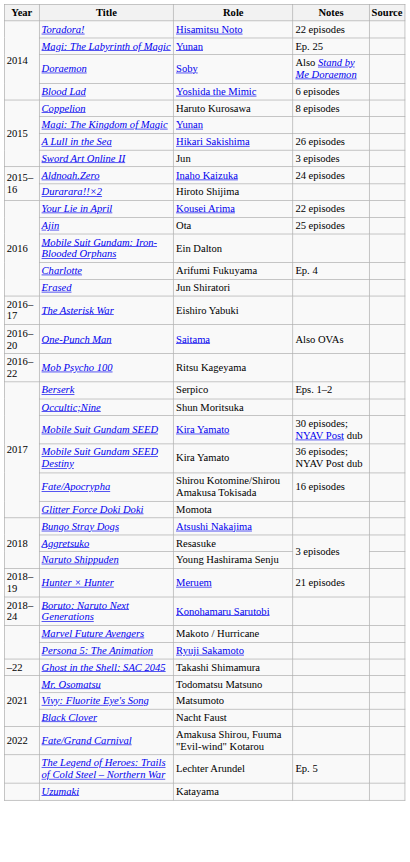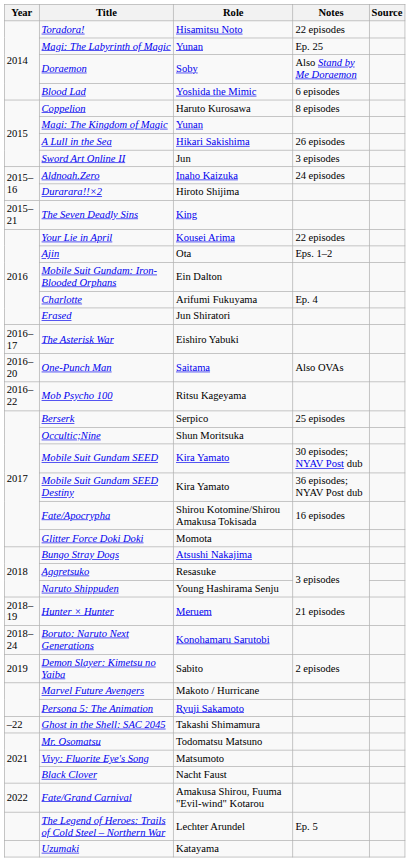+ row: (90, 214)
(320, 225) 25 episodes -> (314, 254) Eps. 1–2
(314, 390) Eps. 1–2 -> (320, 419) 25 episodes
+ row: (99, 668)
